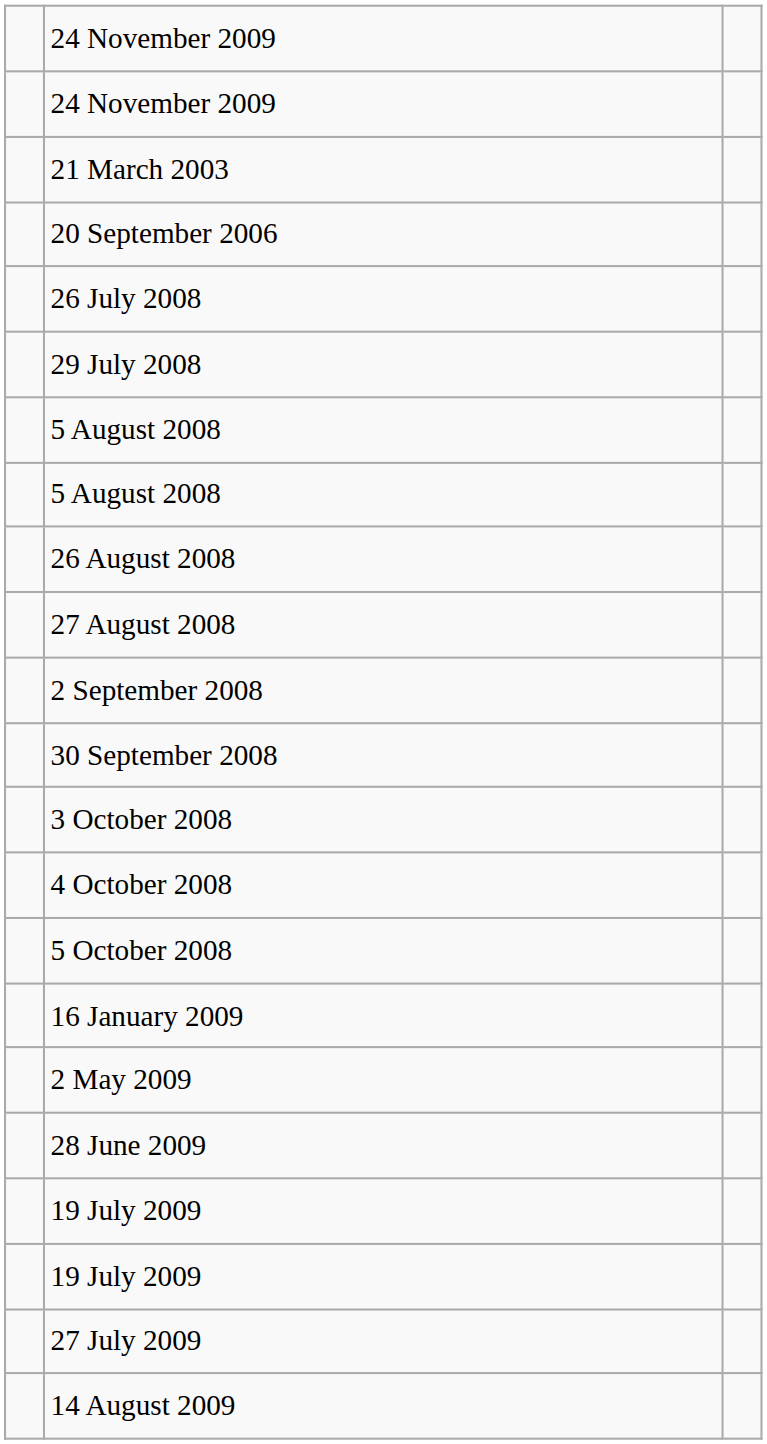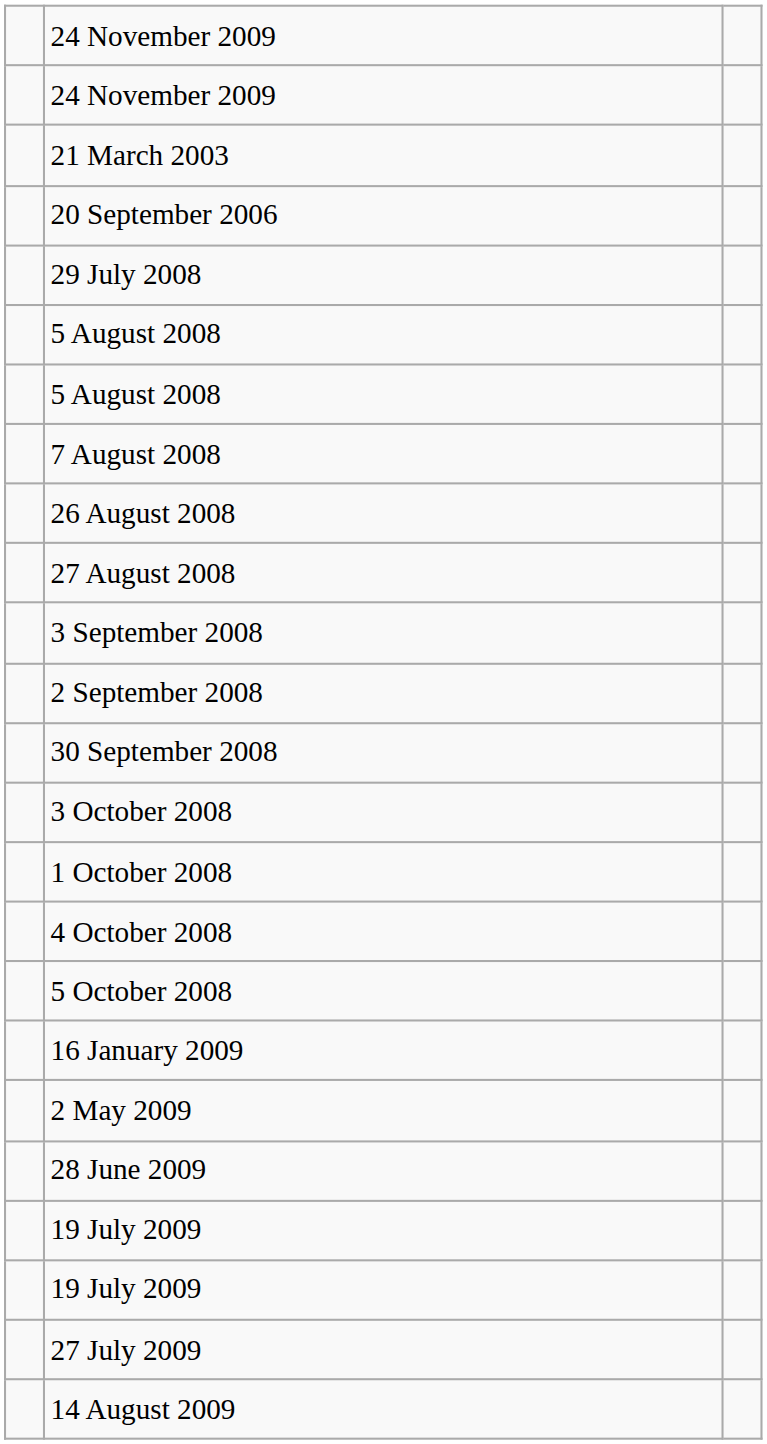- row: (24, 299)
+ row: (24, 454)
+ row: (24, 633)
+ row: (24, 872)
